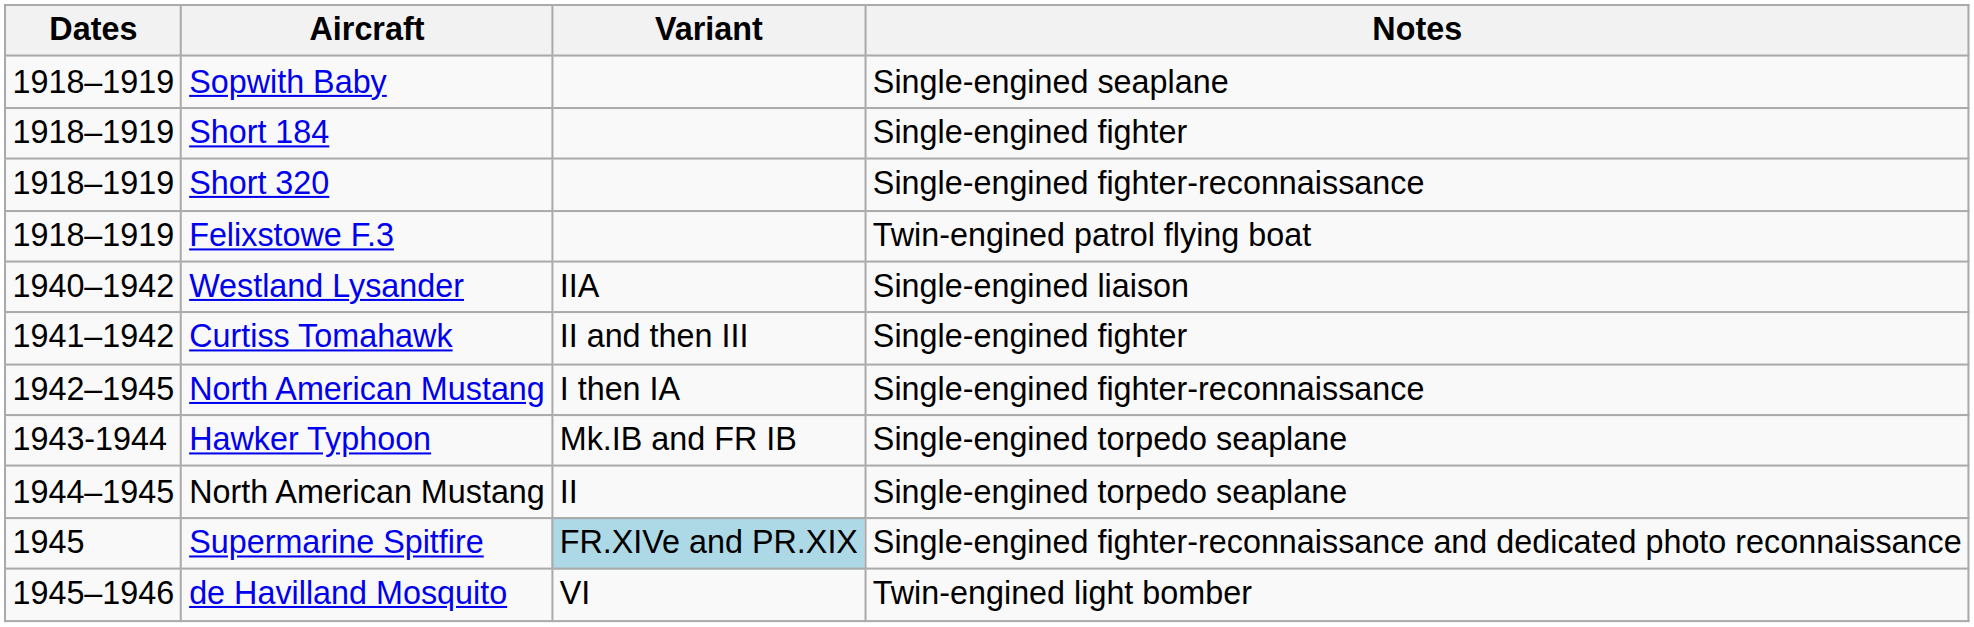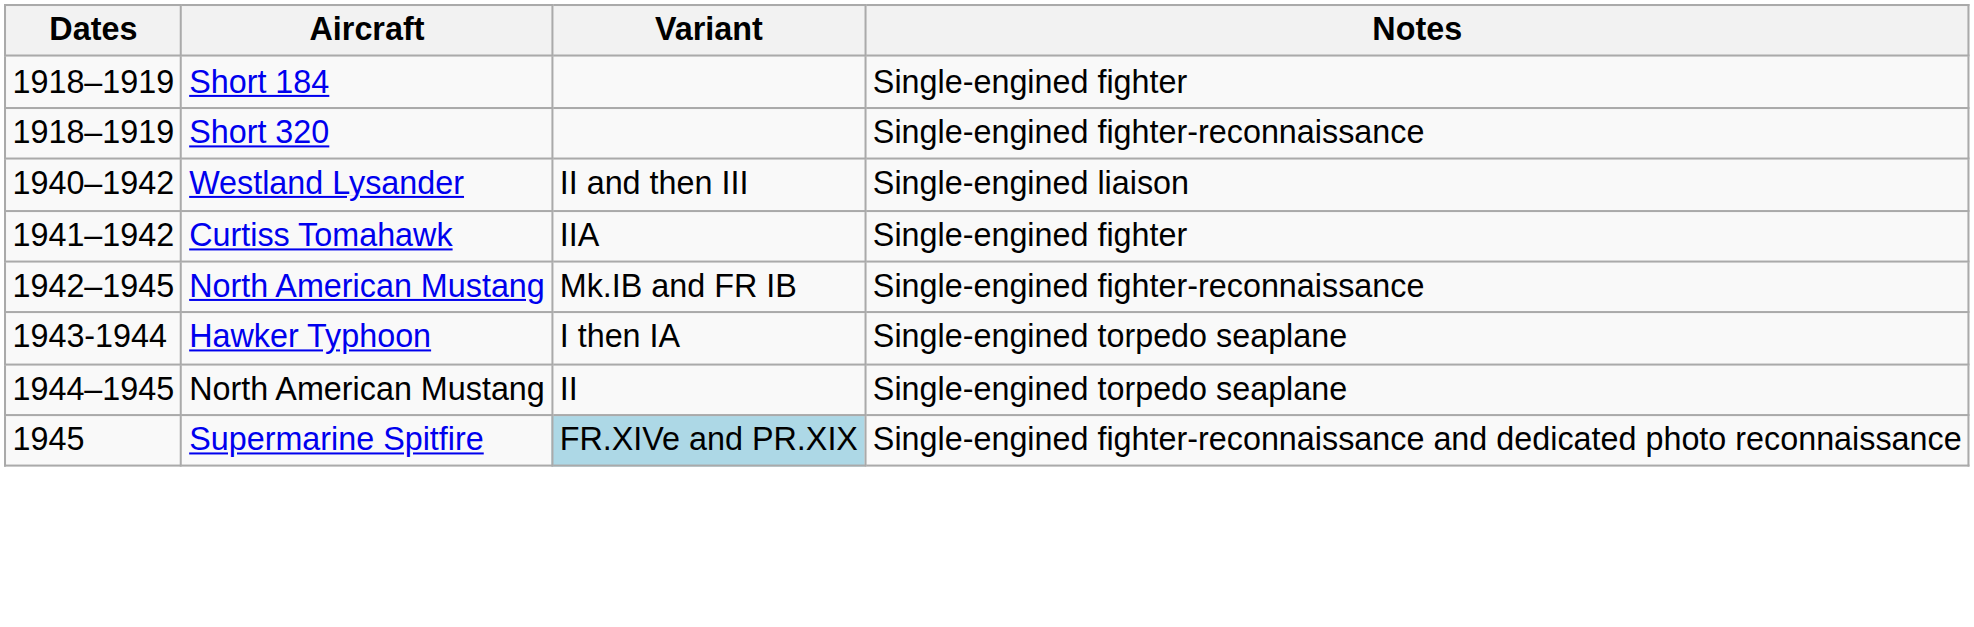- row: (93, 81)
- row: (93, 235)
(579, 286) IIA -> (654, 183) II and then III
(654, 337) II and then III -> (579, 235) IIA
(620, 388) I then IA -> (678, 286) Mk.IB and FR IB
(678, 440) Mk.IB and FR IB -> (620, 337) I then IA
- row: (93, 593)
